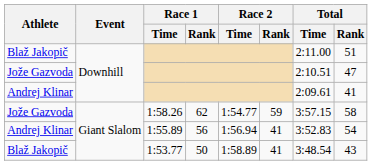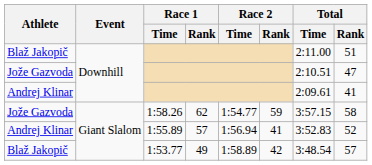(202, 131) 56 -> (202, 131) 57
(351, 131) 54 -> (351, 131) 52
(202, 150) 50 -> (202, 150) 49
(276, 150) 41 -> (276, 150) 42
(351, 150) 43 -> (351, 150) 57
